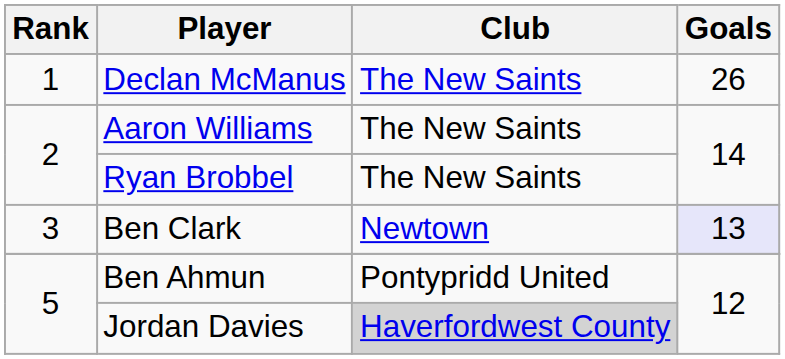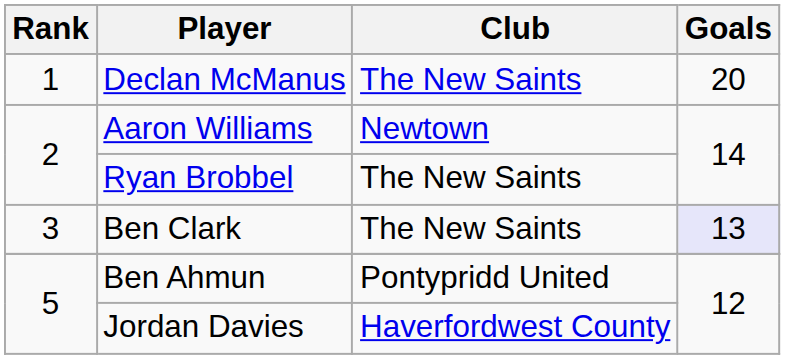(728, 79) 26 -> (728, 79) 20
(471, 128) The New Saints -> (425, 128) Newtown
(425, 228) Newtown -> (471, 228) The New Saints
(515, 327) lightgrey background -> (515, 327) no background
